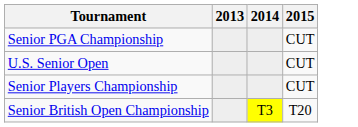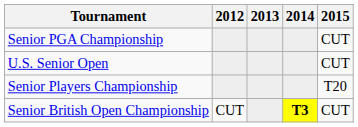+ column: (230, 16)
(300, 87) CUT -> (335, 87) T20
(265, 110) normal -> (300, 110) bold
(300, 110) T20 -> (335, 110) CUT
